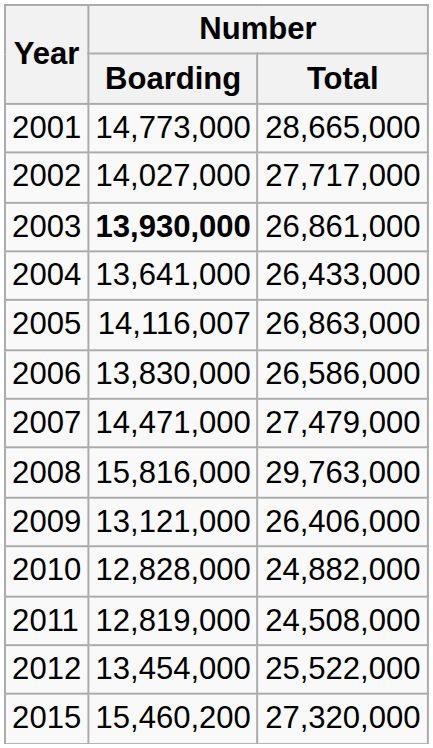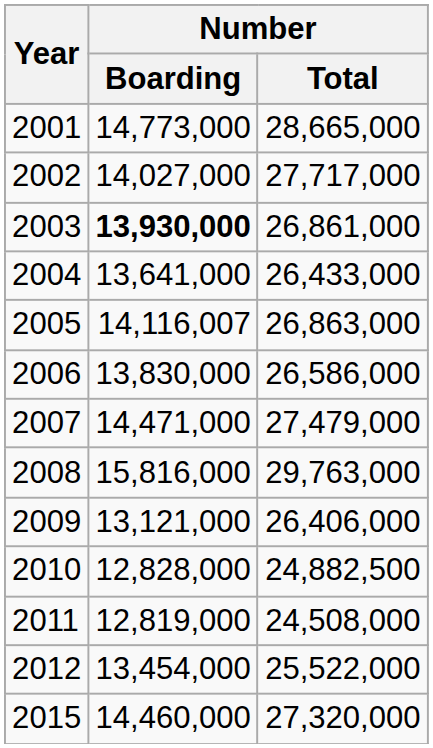(343, 570) 24,882,000 -> (343, 570) 24,882,500
(173, 718) 15,460,200 -> (173, 718) 14,460,000
